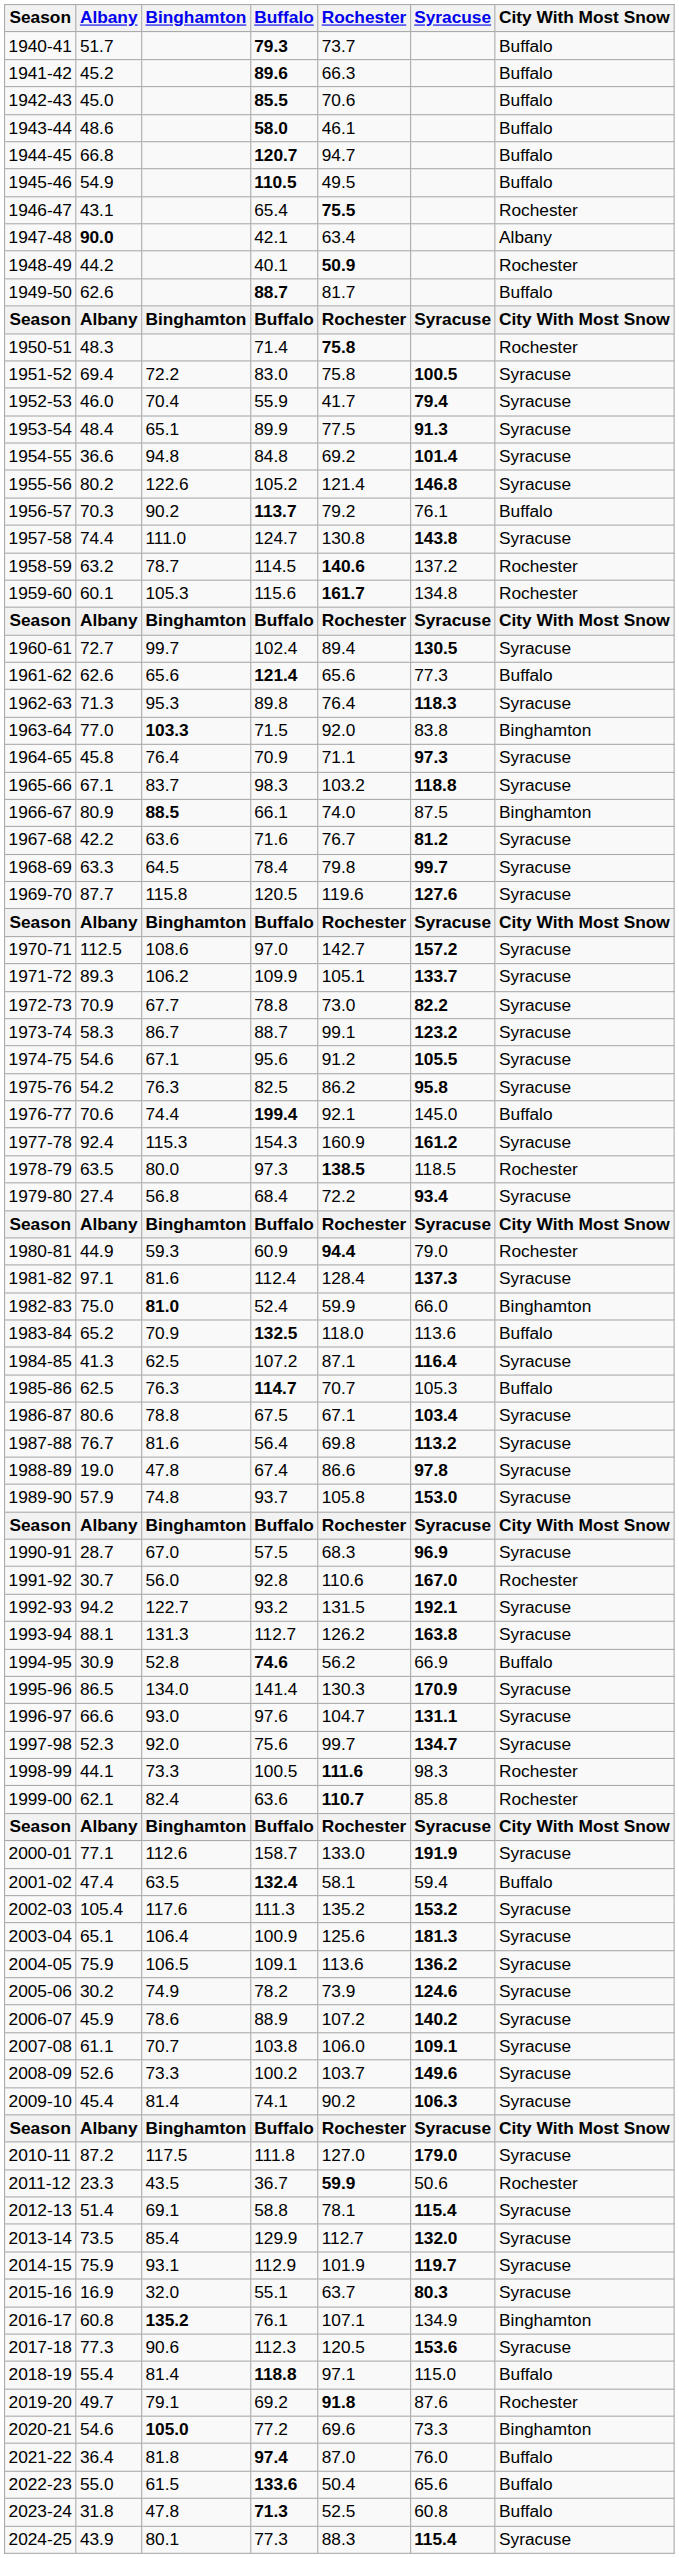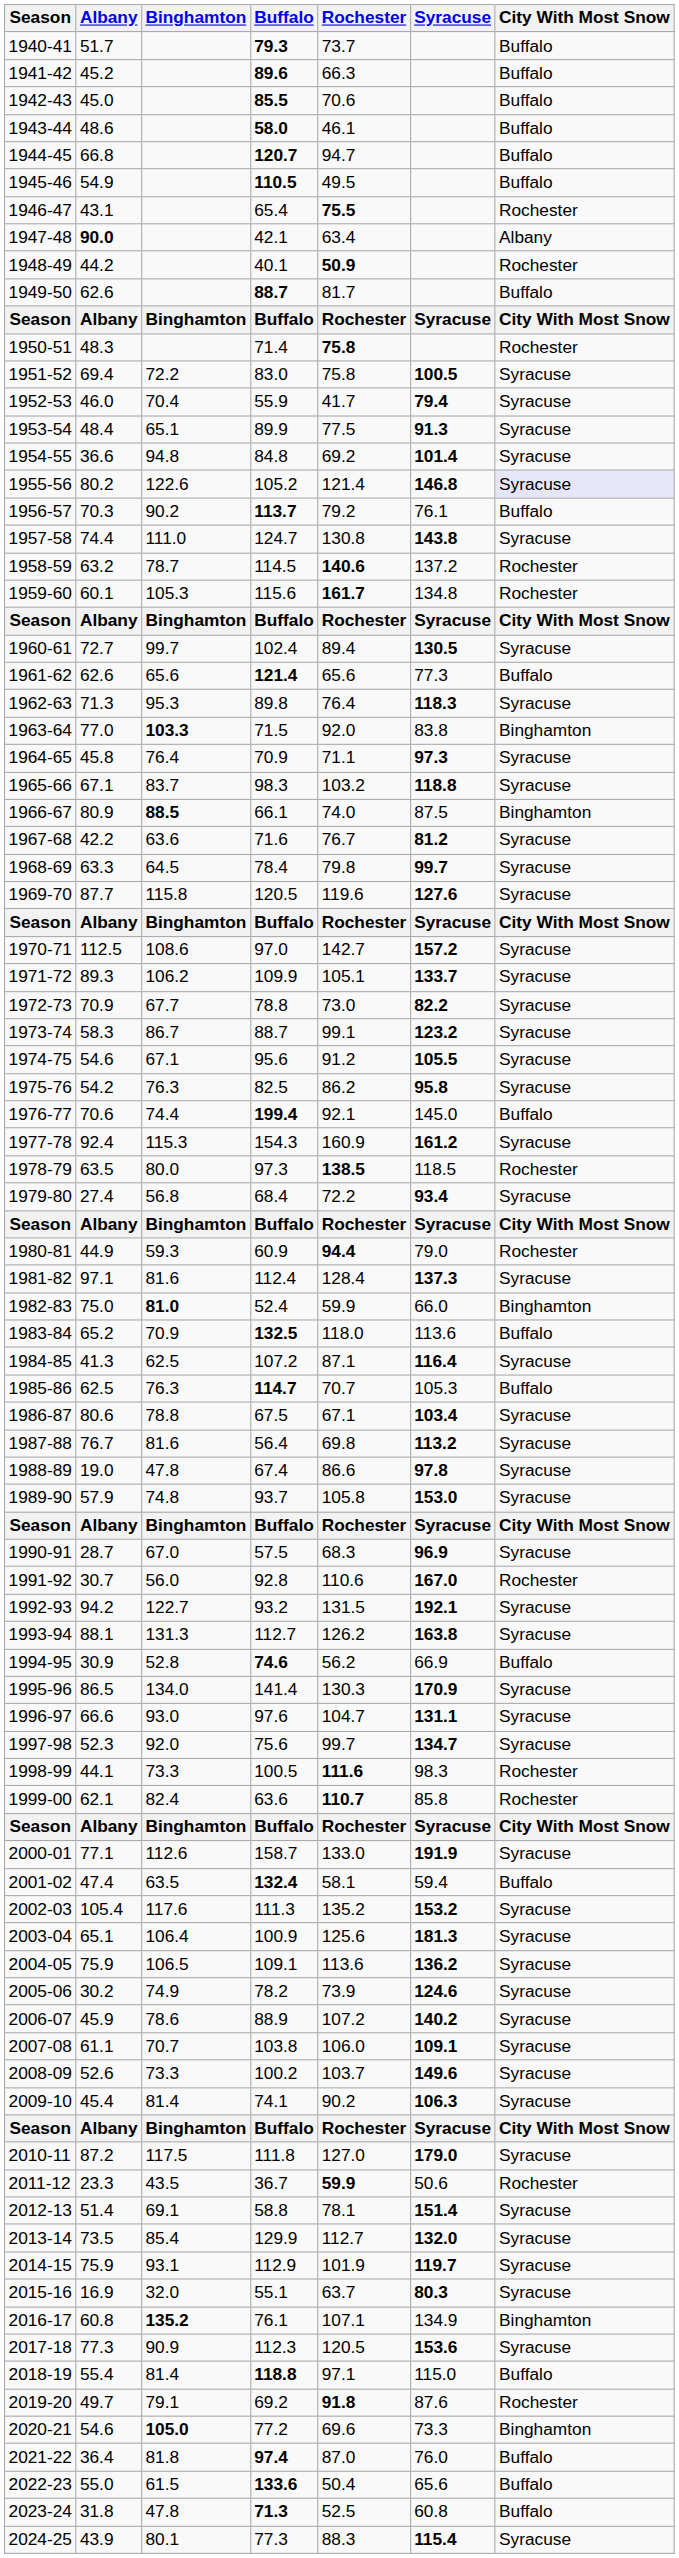(535, 484) no background -> (535, 484) lavender background
(435, 2210) 115.4 -> (436, 2210) 151.4
(162, 2347) 90.6 -> (162, 2347) 90.9
